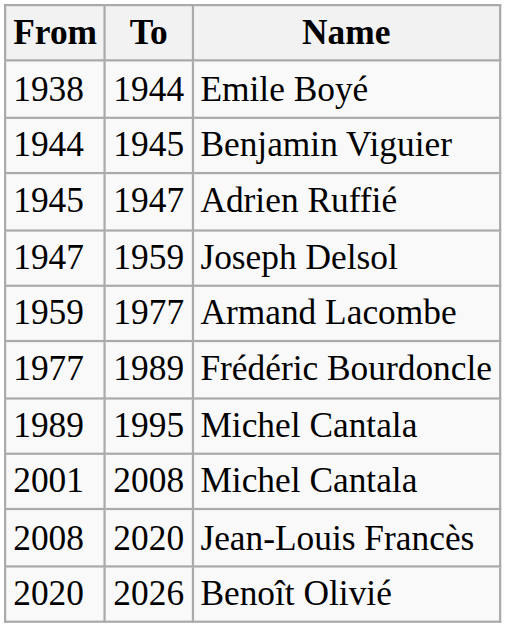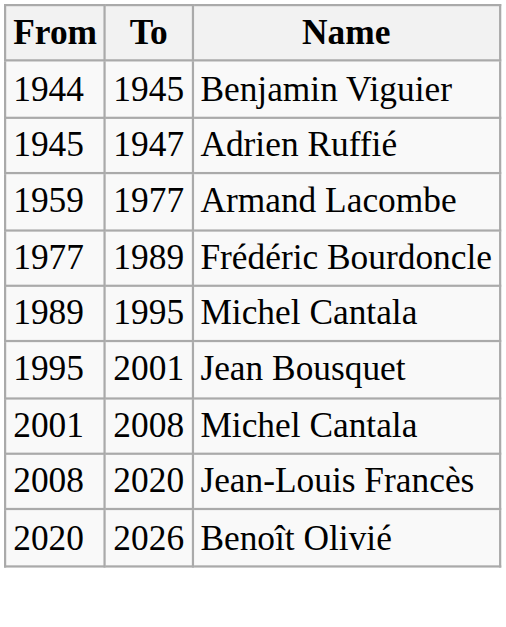- row: (49, 88)
- row: (49, 256)
+ row: (49, 369)
